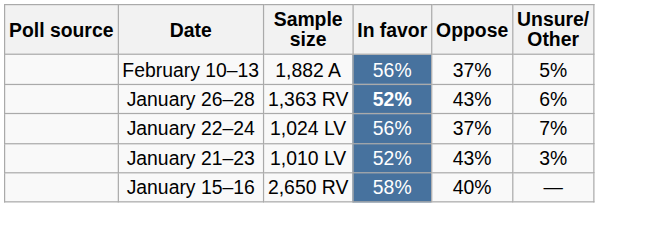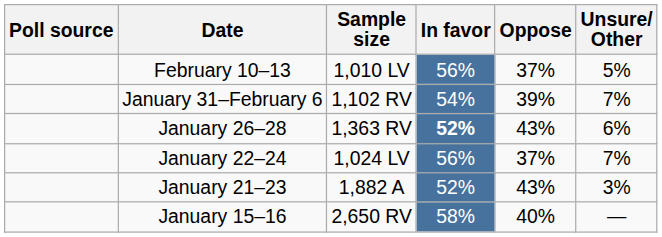(308, 69) 1,882 A -> (372, 69) 1,010 LV
+ row: (222, 99)
(308, 158) 1,010 LV -> (372, 187) 1,882 A
